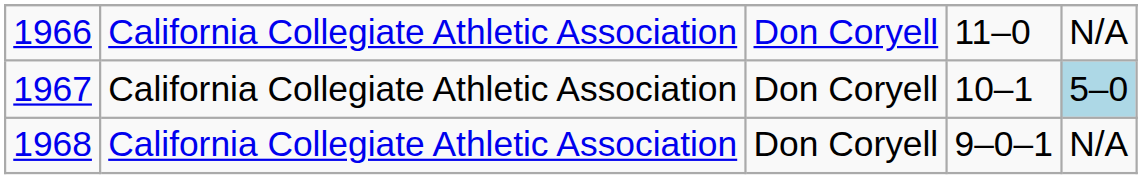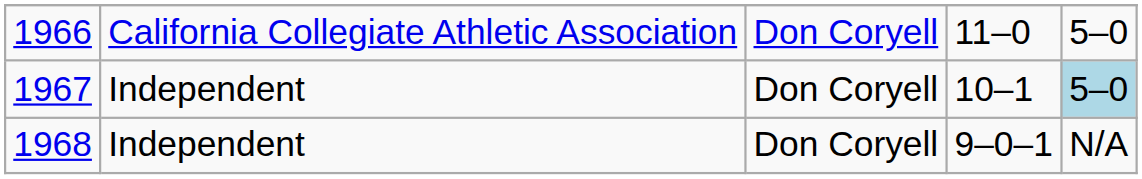(1099, 32) N/A -> (1099, 32) 5–0
(423, 88) California Collegiate Athletic Association -> (207, 88) Independent
(423, 144) California Collegiate Athletic Association -> (207, 144) Independent
